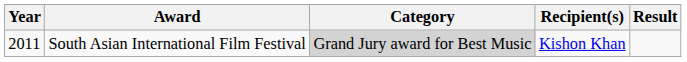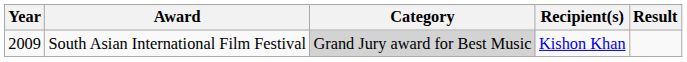(24, 43) 2011 -> (25, 43) 2009
